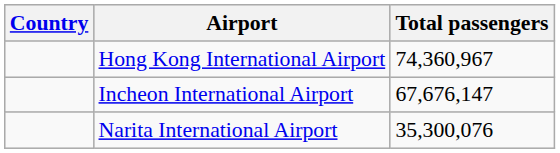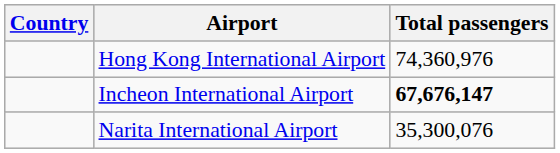(444, 58) 74,360,967 -> (444, 58) 74,360,976
(444, 94) normal -> (444, 94) bold
